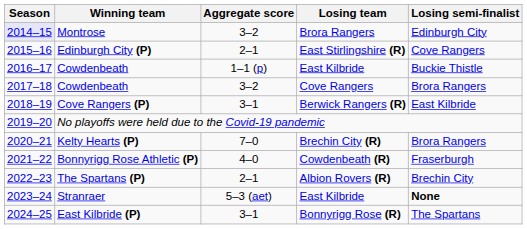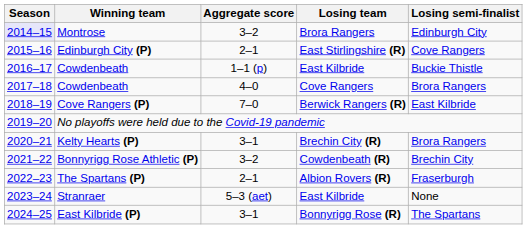(249, 86) 3–2 -> (249, 86) 4–0
(249, 104) 3–1 -> (249, 104) 7–0
(249, 141) 7–0 -> (249, 141) 3–1
(249, 159) 4–0 -> (249, 159) 3–2
(443, 159) Fraserburgh -> (442, 159) Brechin City
(442, 178) Brechin City -> (443, 178) Fraserburgh
(426, 196) bold -> (425, 196) normal
